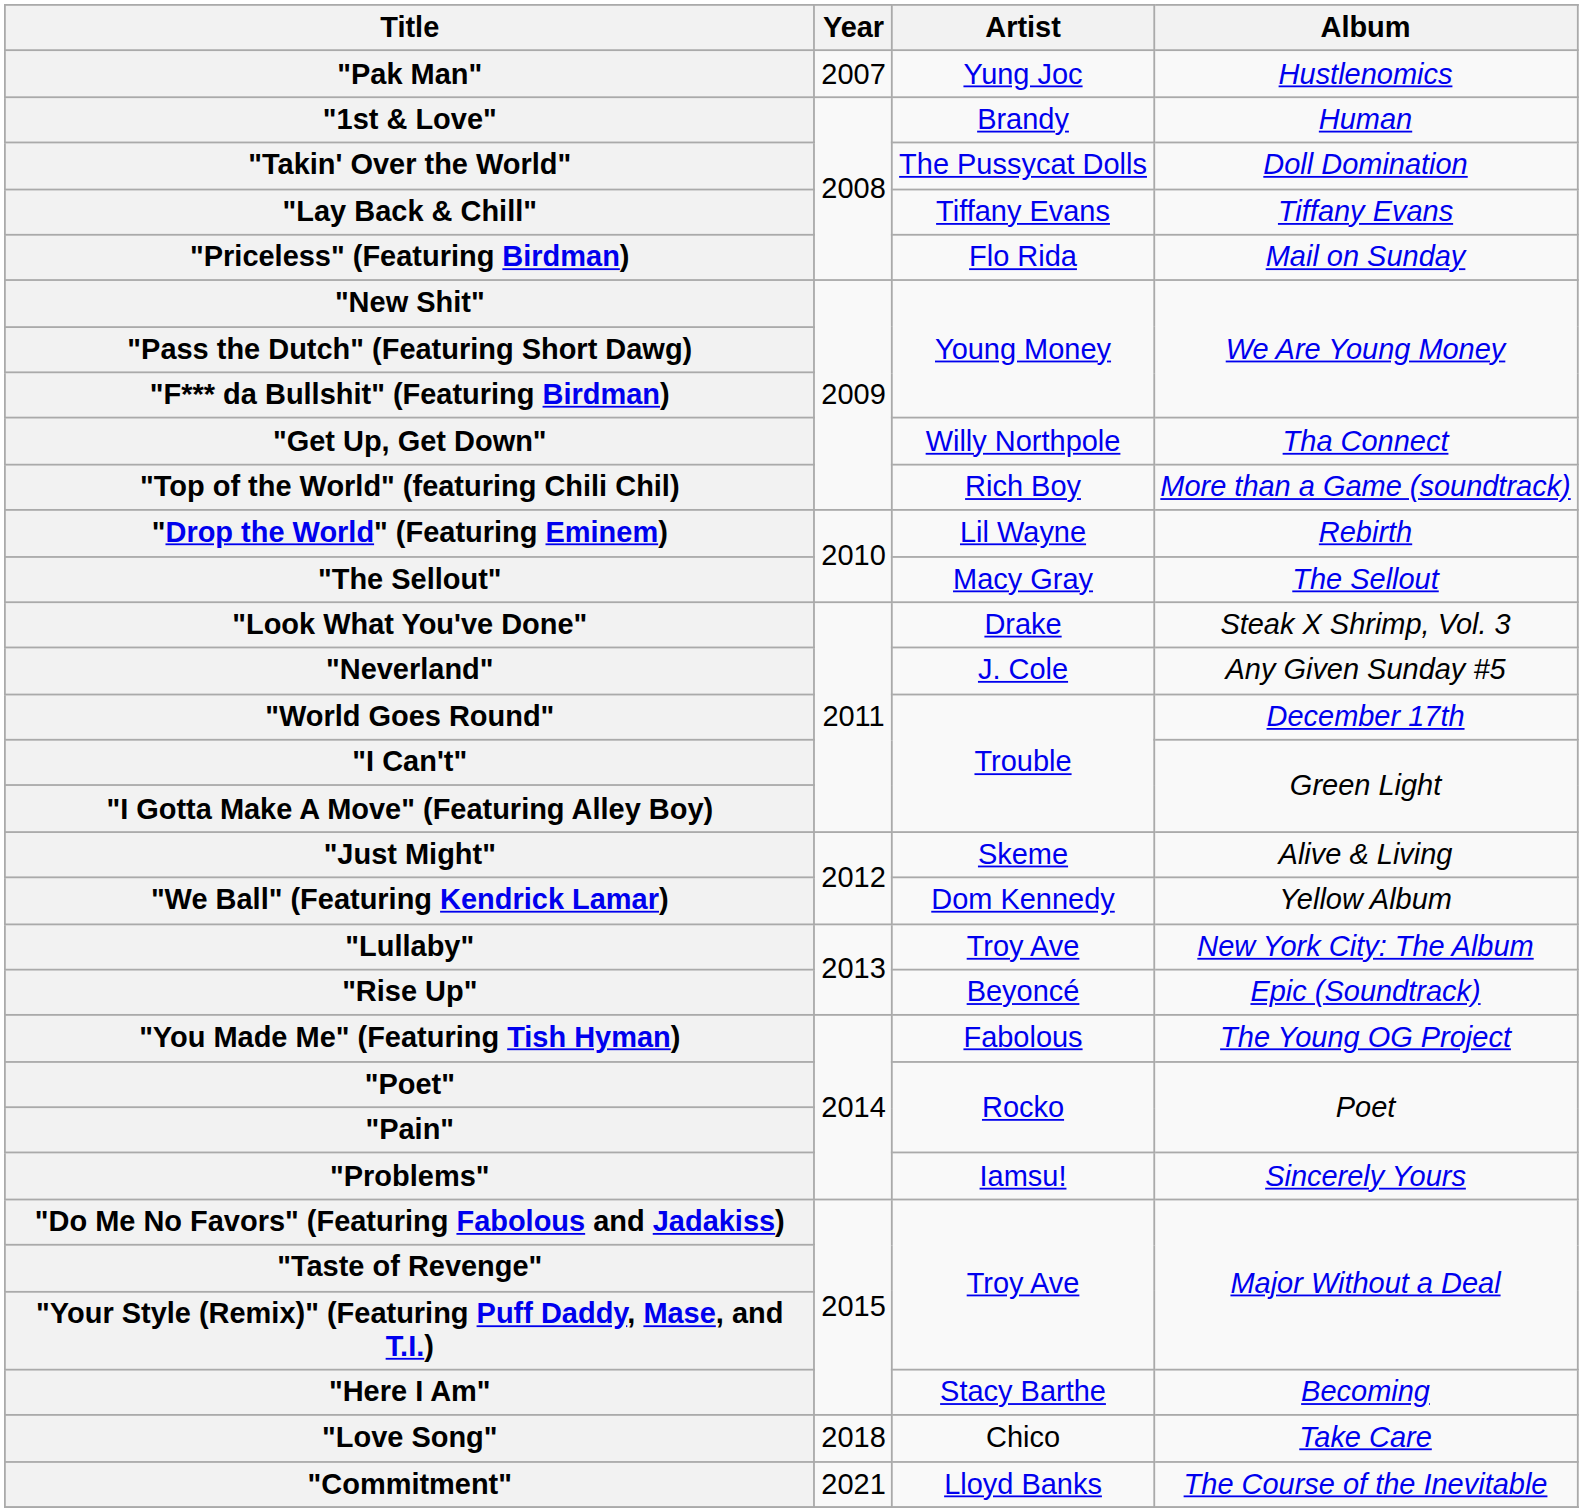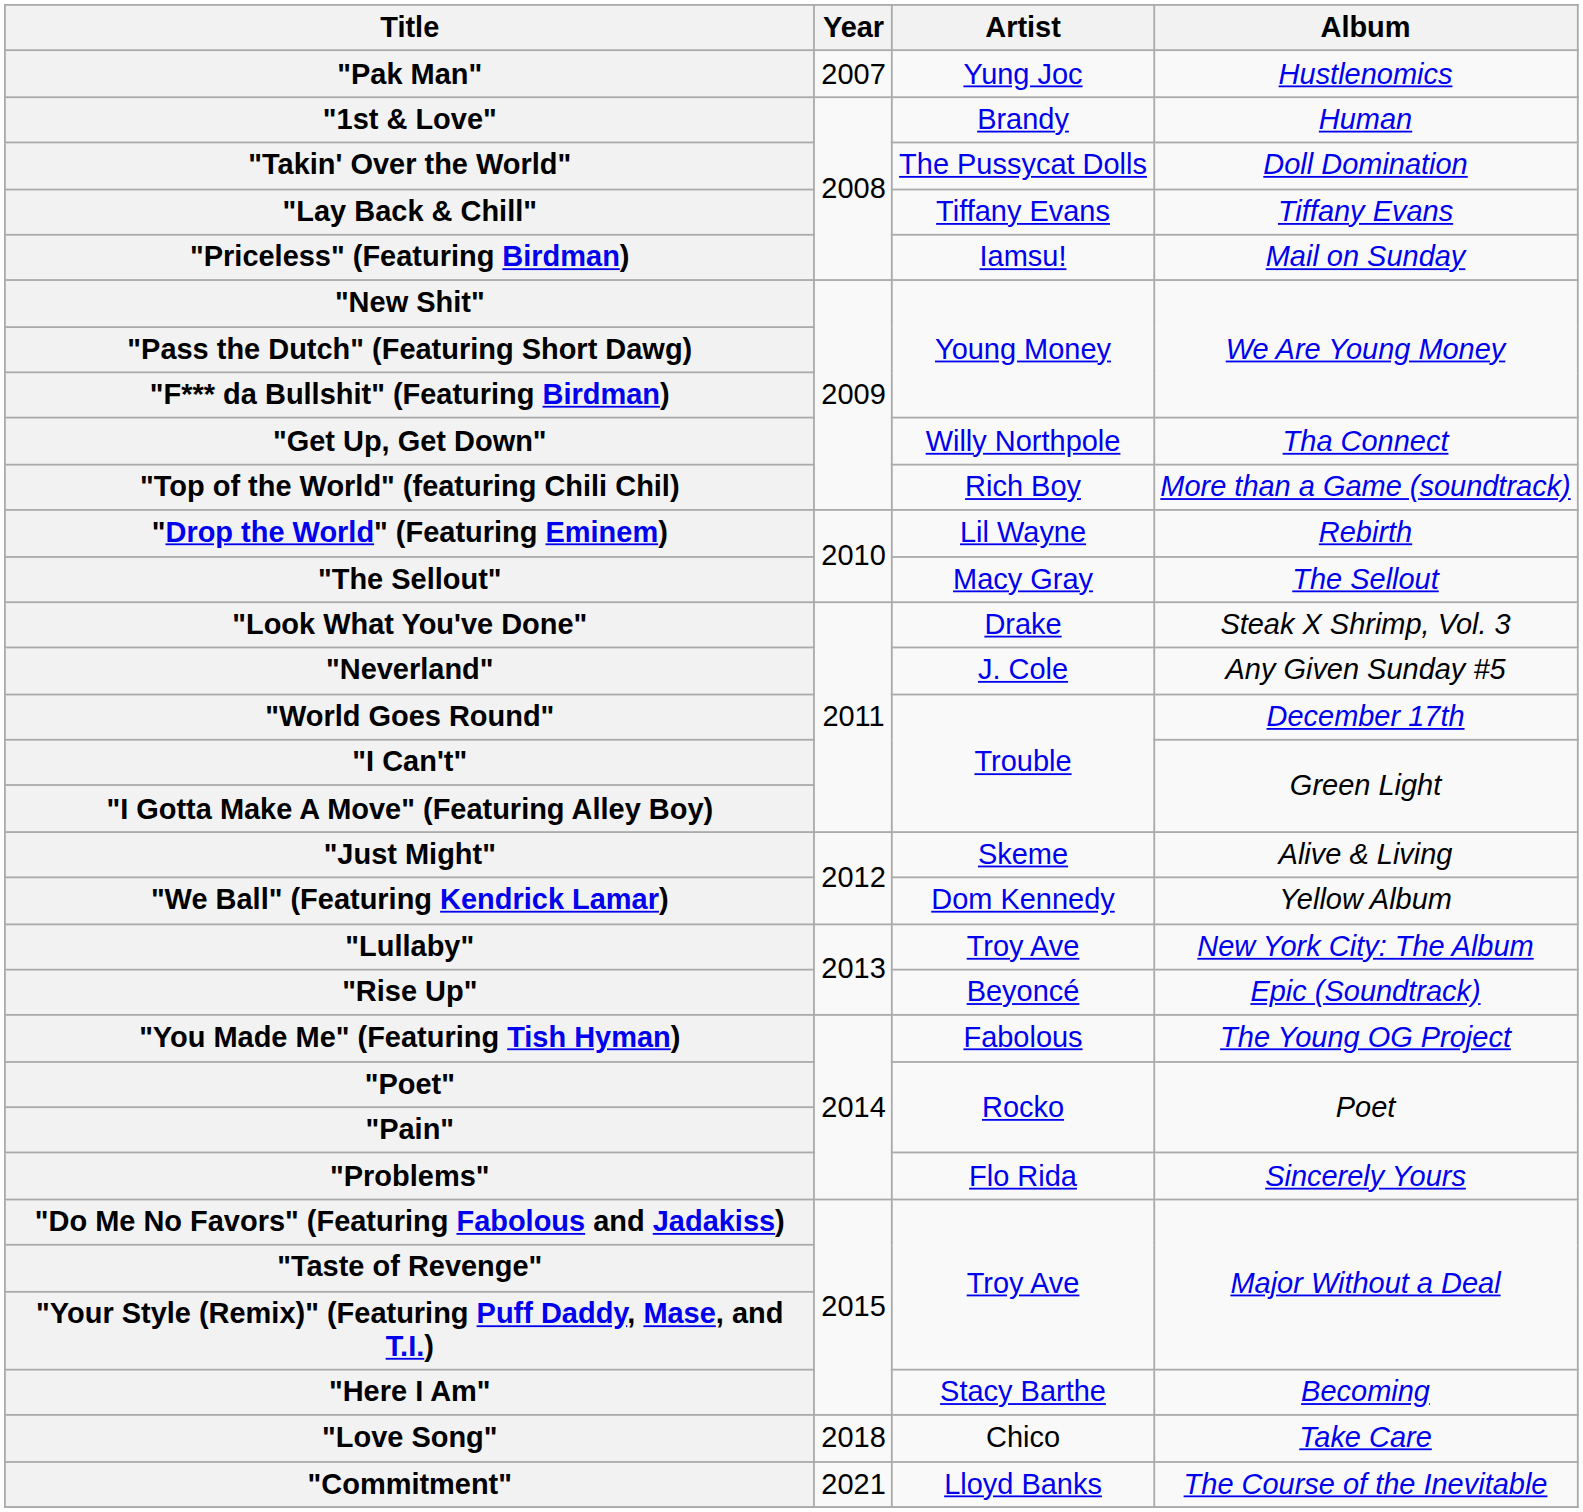(1023, 257) Flo Rida -> (1023, 257) Iamsu!
(1023, 1175) Iamsu! -> (1023, 1175) Flo Rida
